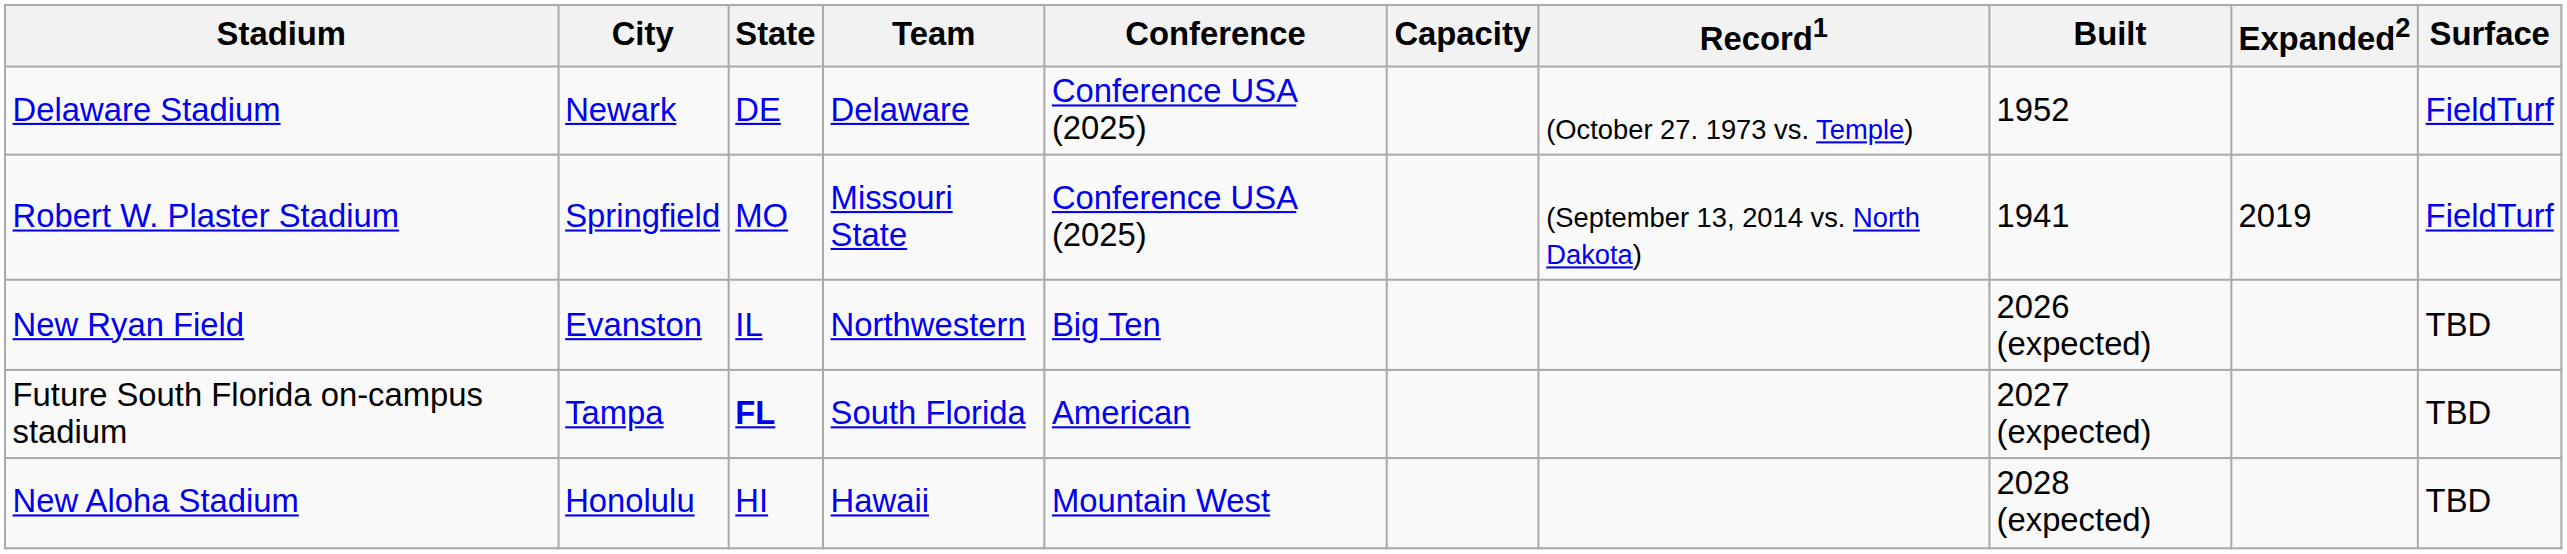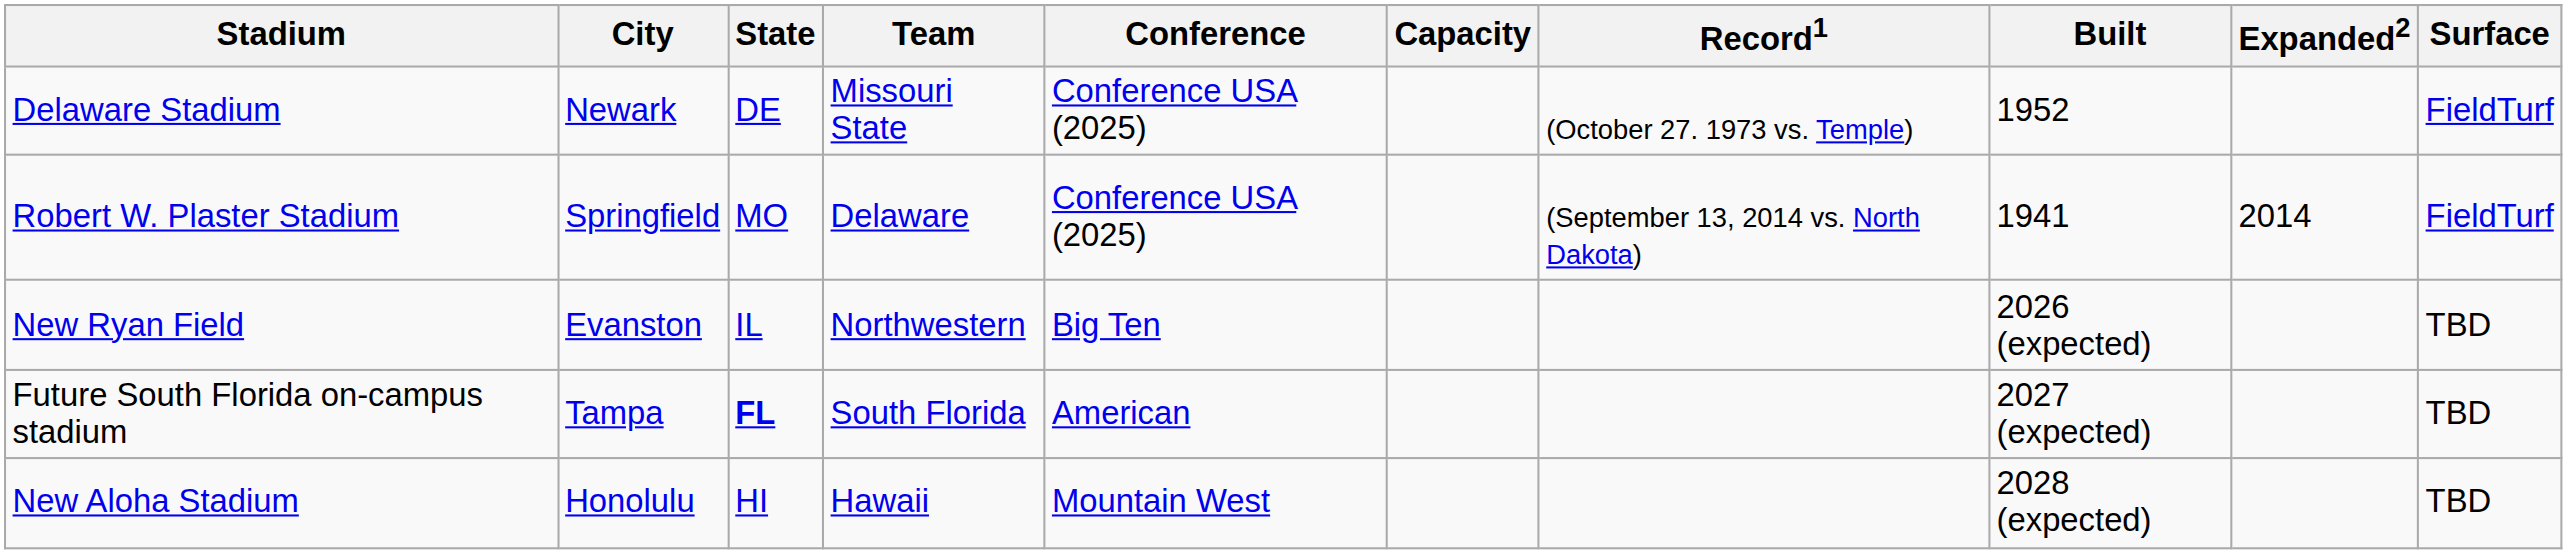(900, 109) Delaware -> (892, 109) Missouri State
(892, 217) Missouri State -> (900, 217) Delaware
(2275, 217) 2019 -> (2275, 217) 2014
